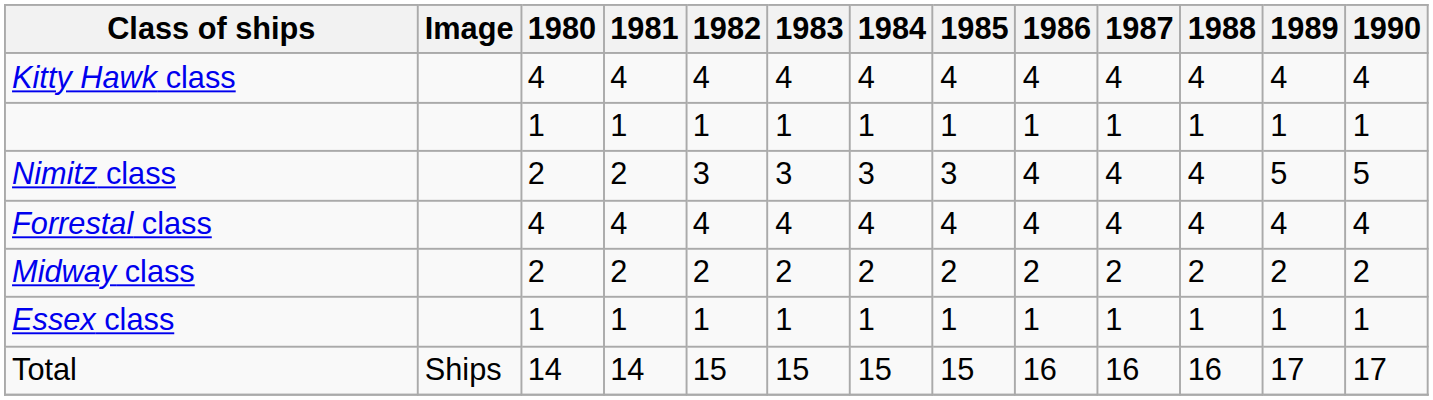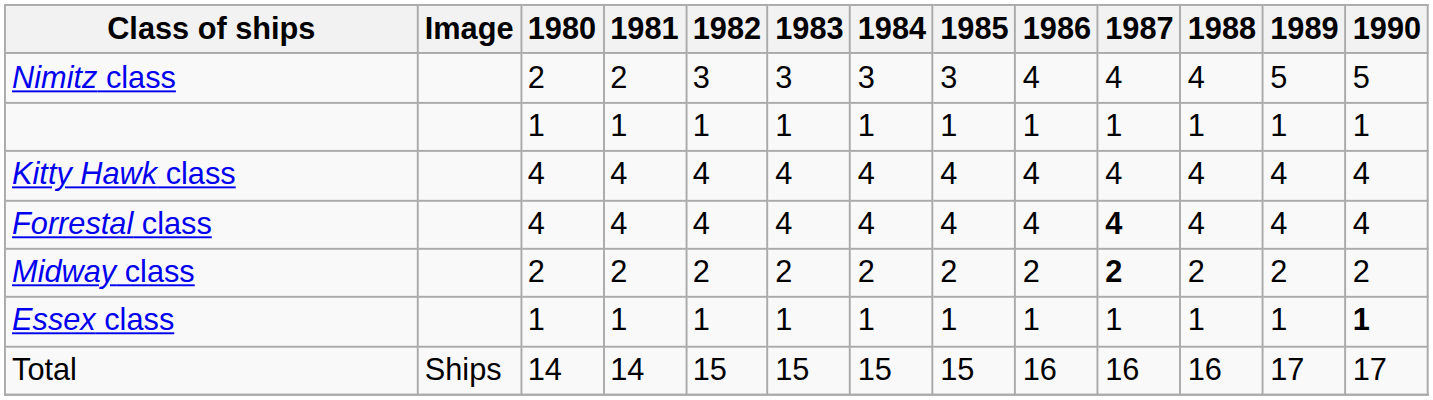rows swapped: (94, 175) <-> (124, 77)
(1114, 223) normal -> (1114, 223) bold
(1114, 272) normal -> (1114, 272) bold
(1361, 321) normal -> (1361, 321) bold
